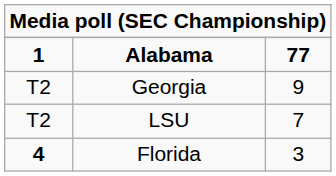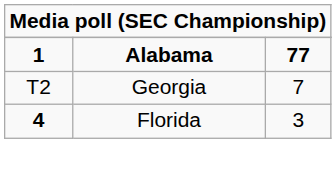(298, 87) 9 -> (298, 87) 7
- row: (169, 120)
